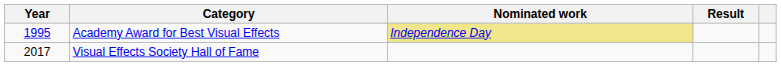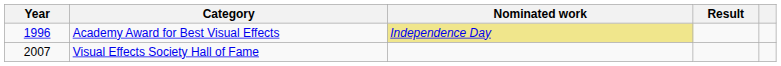(37, 33) 1995 -> (37, 33) 1996
(37, 52) 2017 -> (37, 52) 2007
